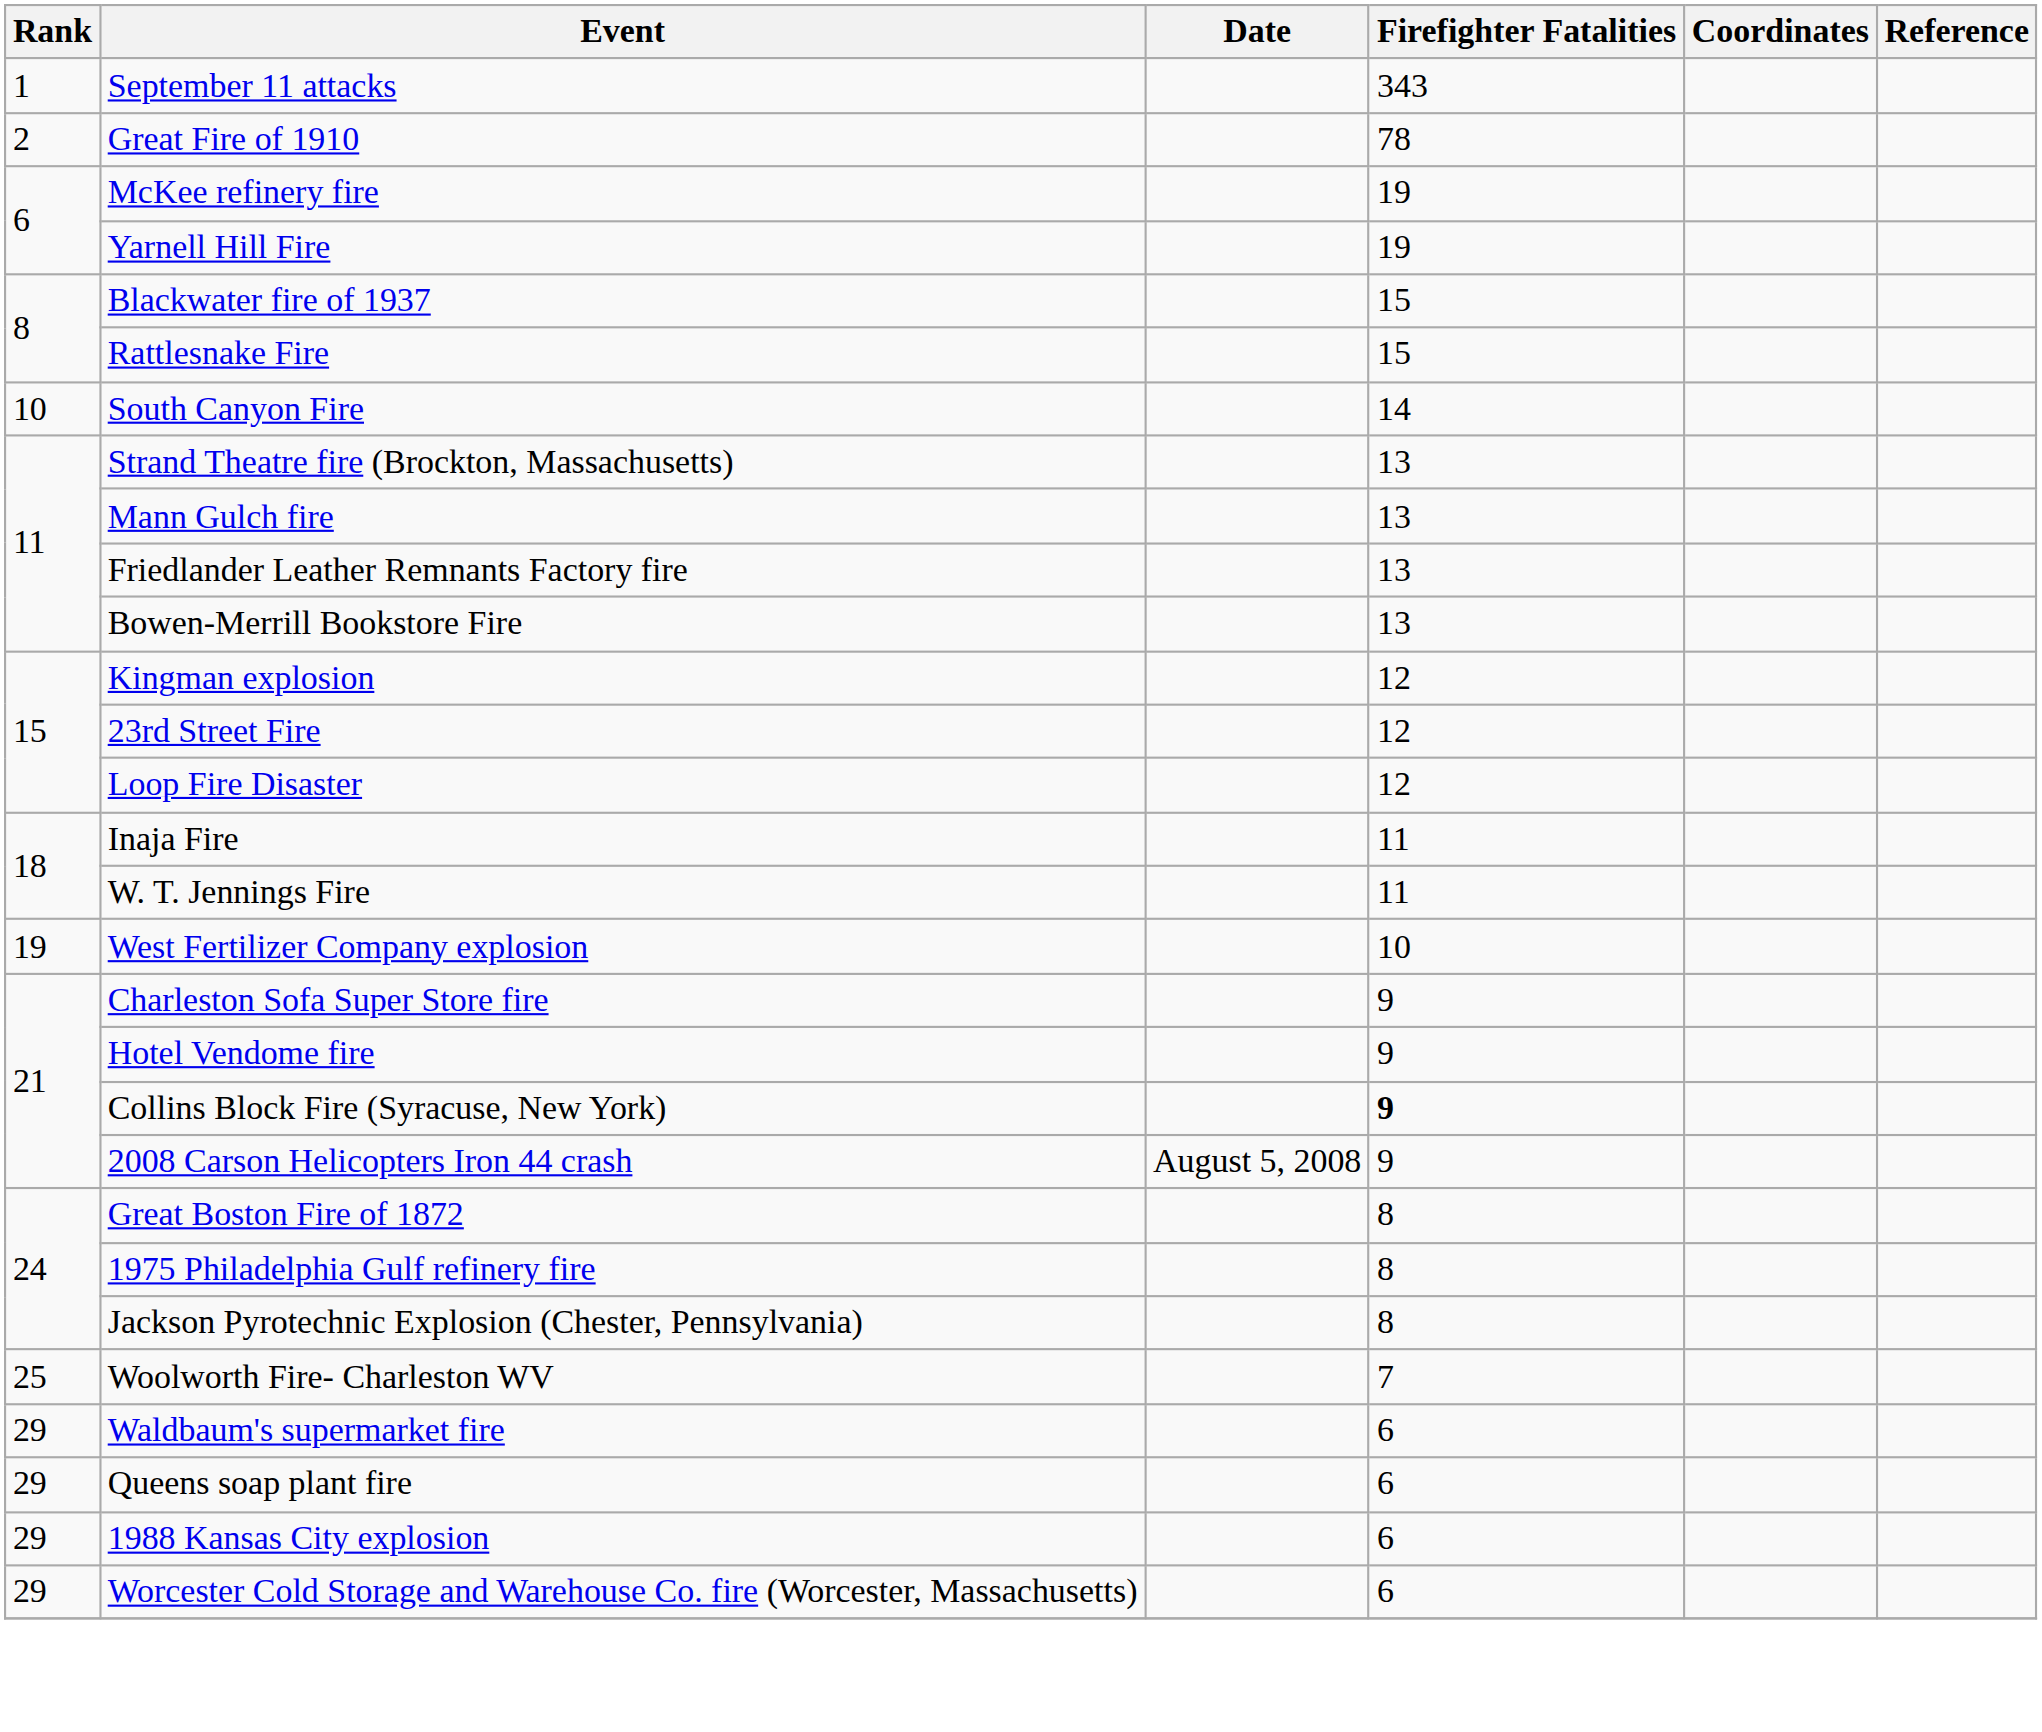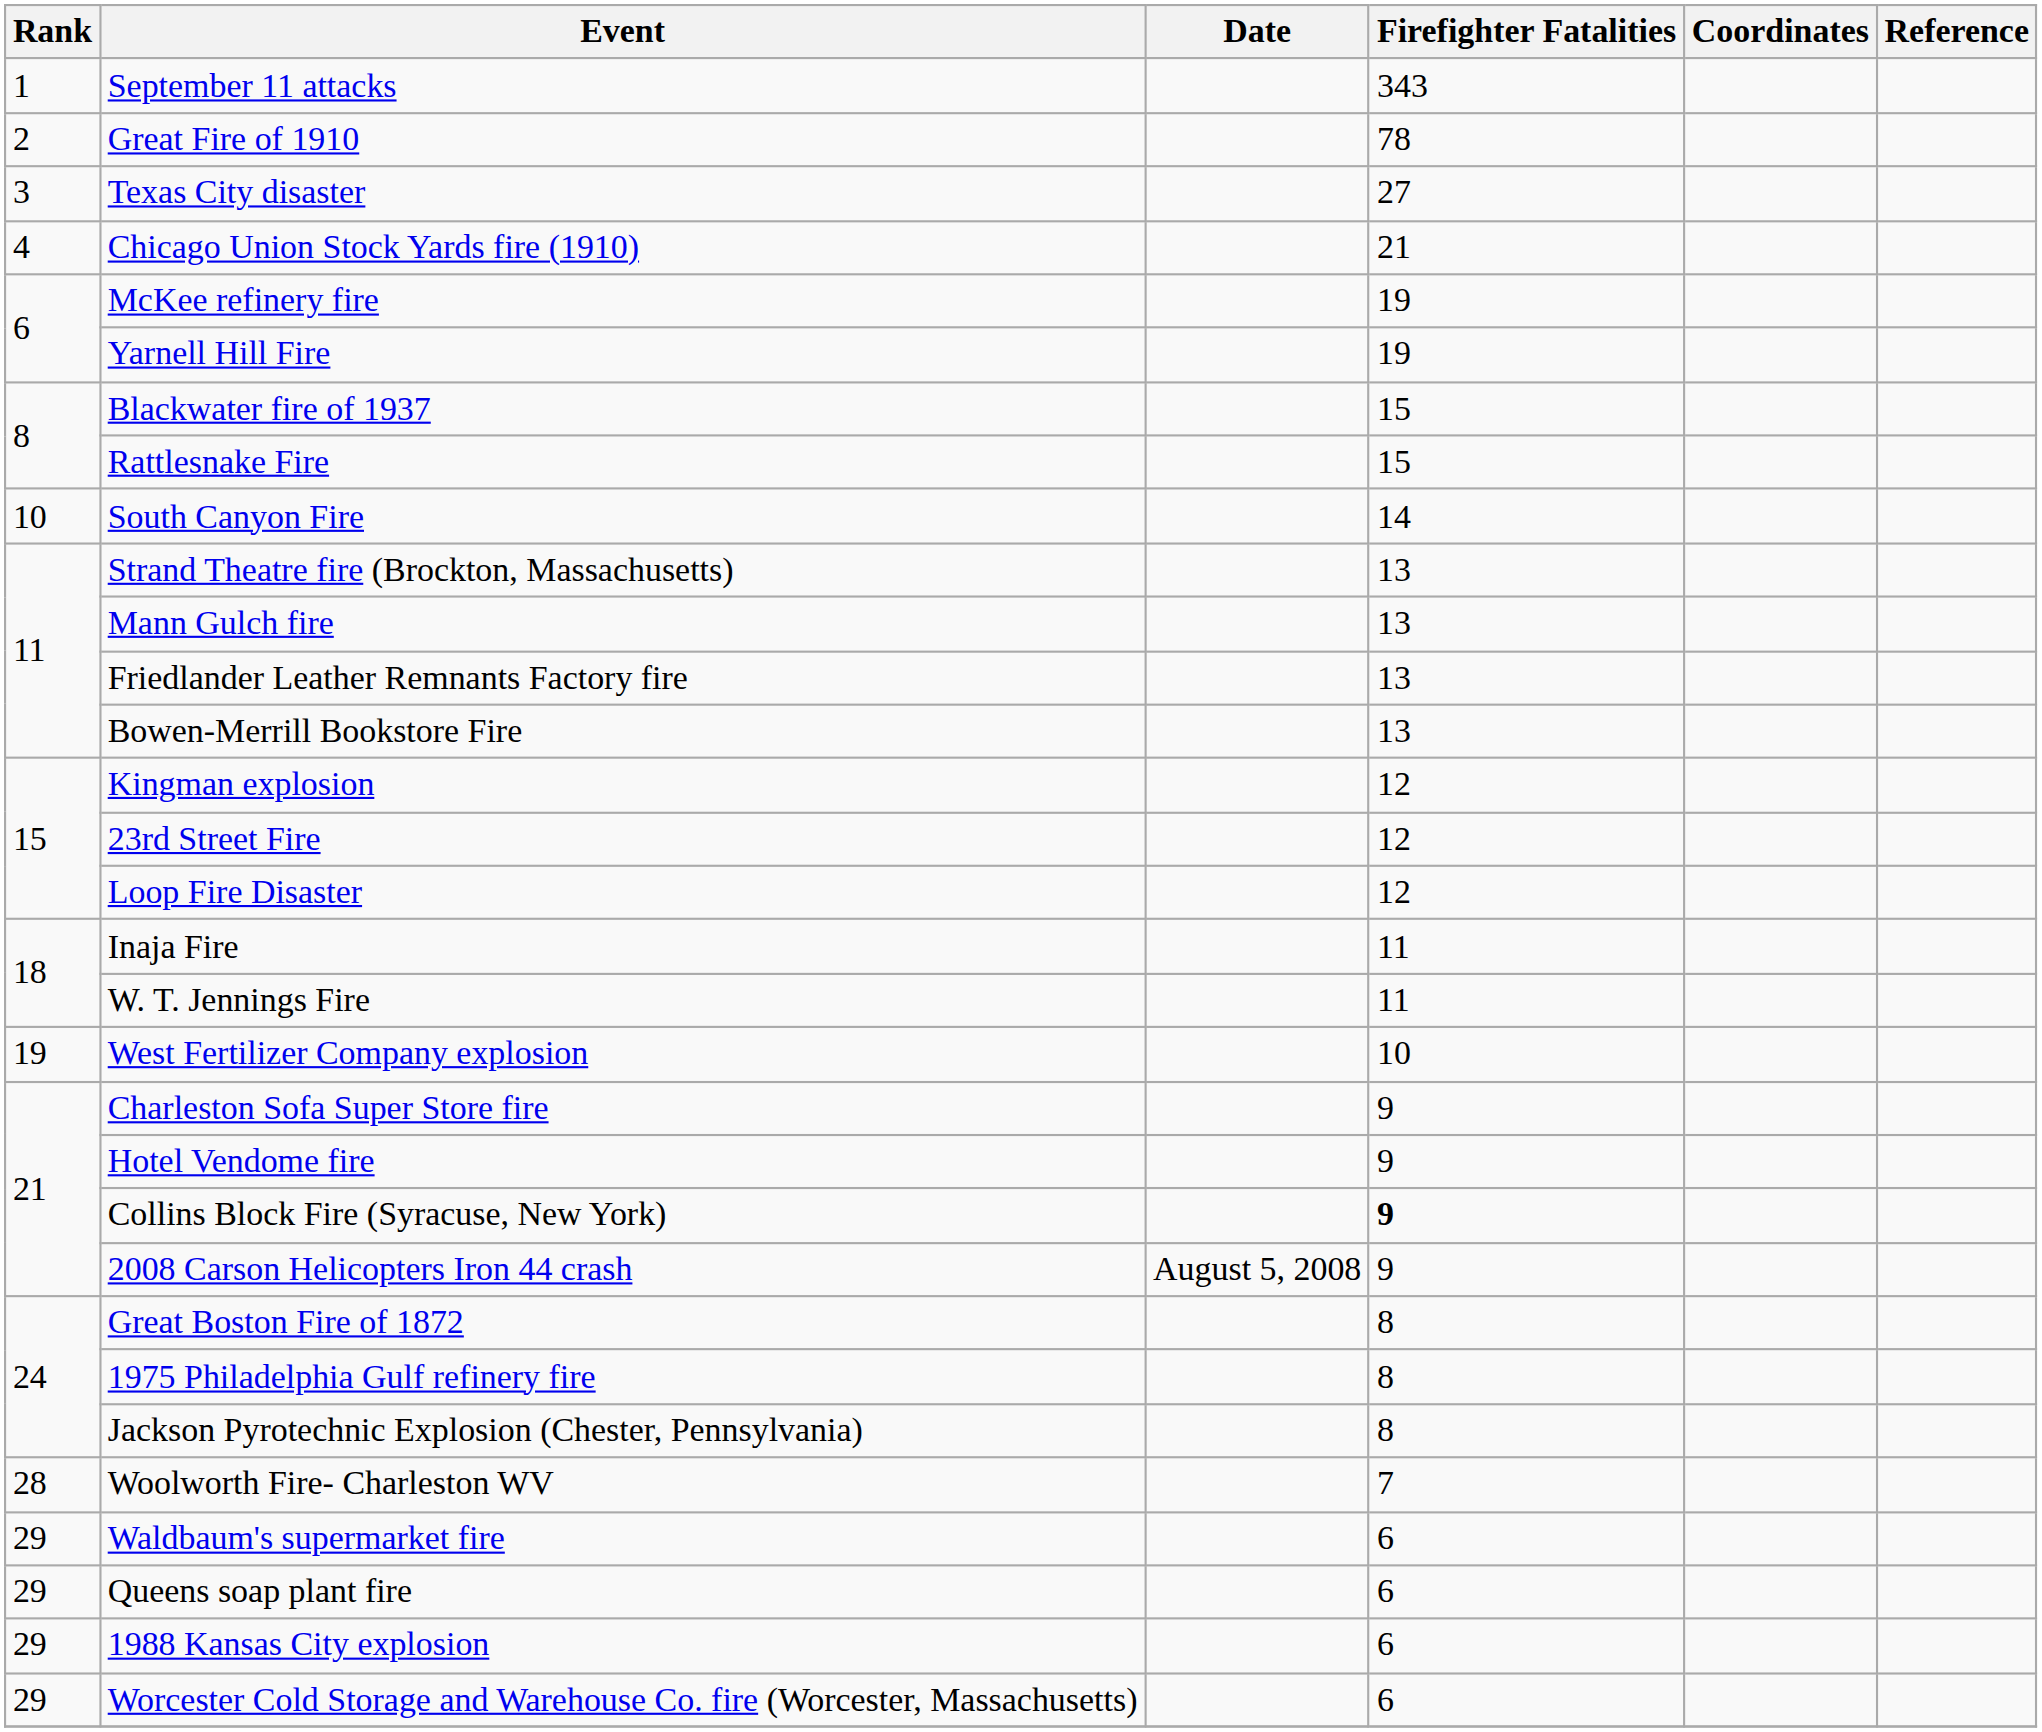+ row: (237, 192)
+ row: (373, 246)
(30, 1376) 25 -> (30, 1483) 28
